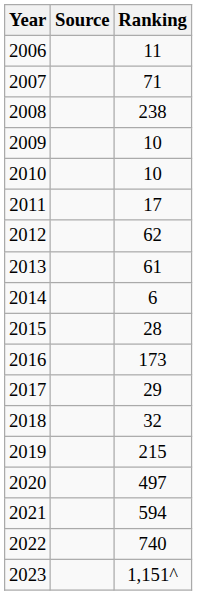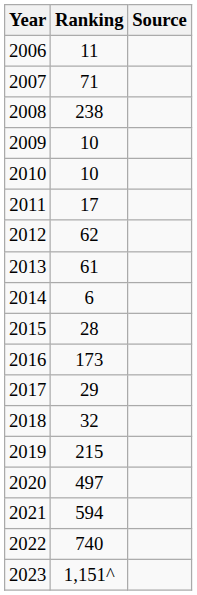columns swapped: (153, 20) <-> (82, 20)
